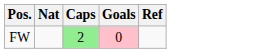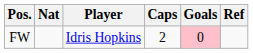+ column: (103, 15)
(81, 37) lightgreen background -> (162, 37) no background
